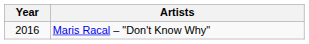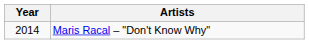(27, 30) 2016 -> (27, 30) 2014
